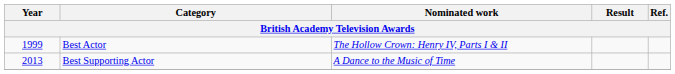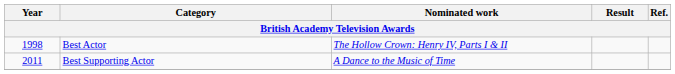(32, 45) 1999 -> (32, 45) 1998
(32, 61) 2013 -> (32, 61) 2011
